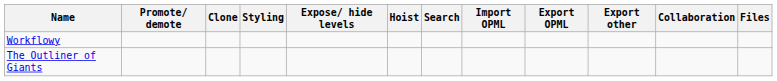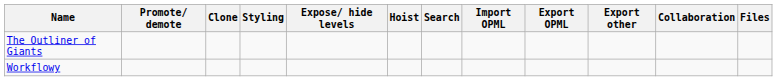rows swapped: (51, 62) <-> (34, 40)
